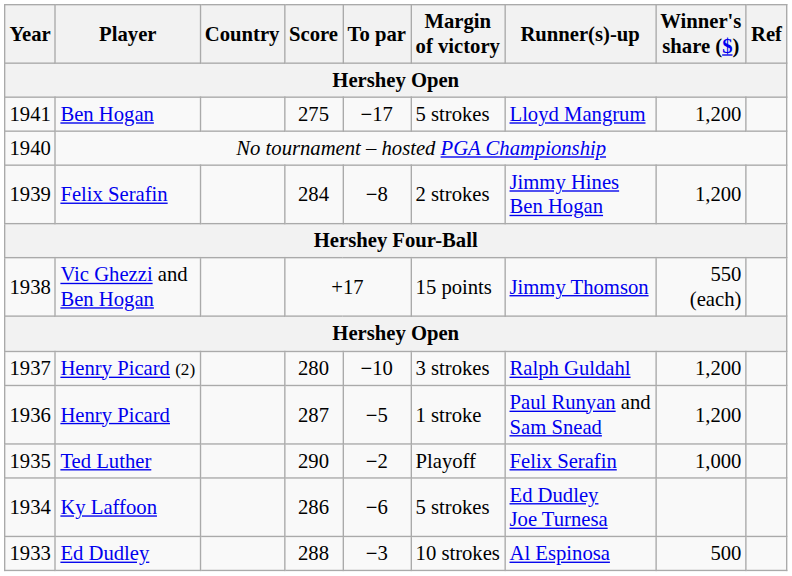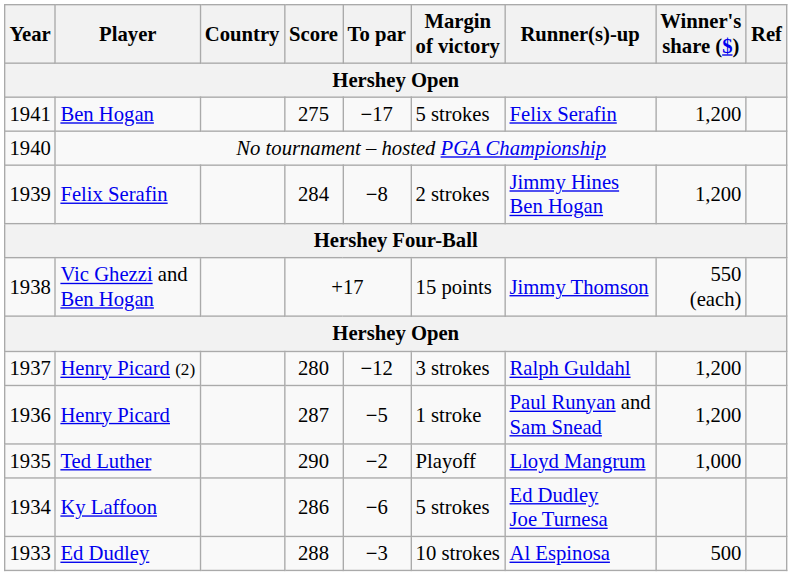(578, 114) Lloyd Mangrum -> (563, 114) Felix Serafin
(377, 367) −10 -> (377, 367) −12
(563, 460) Felix Serafin -> (578, 460) Lloyd Mangrum
